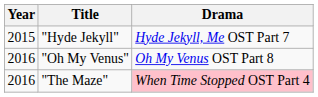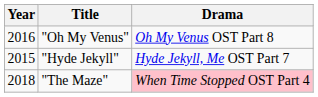rows swapped: (80, 37) <-> (85, 59)
(21, 80) 2016 -> (21, 80) 2018
